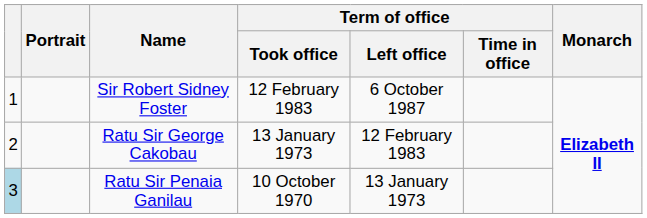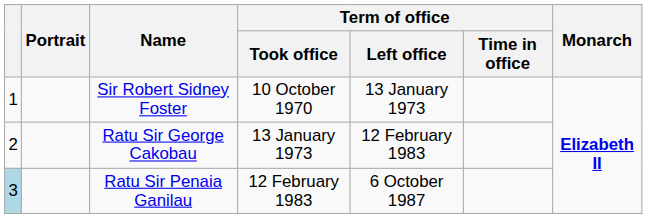(294, 99) 12 February 1983 -> (294, 99) 10 October 1970
(407, 99) 6 October 1987 -> (407, 99) 13 January 1973
(294, 190) 10 October 1970 -> (294, 190) 12 February 1983
(407, 190) 13 January 1973 -> (407, 190) 6 October 1987
